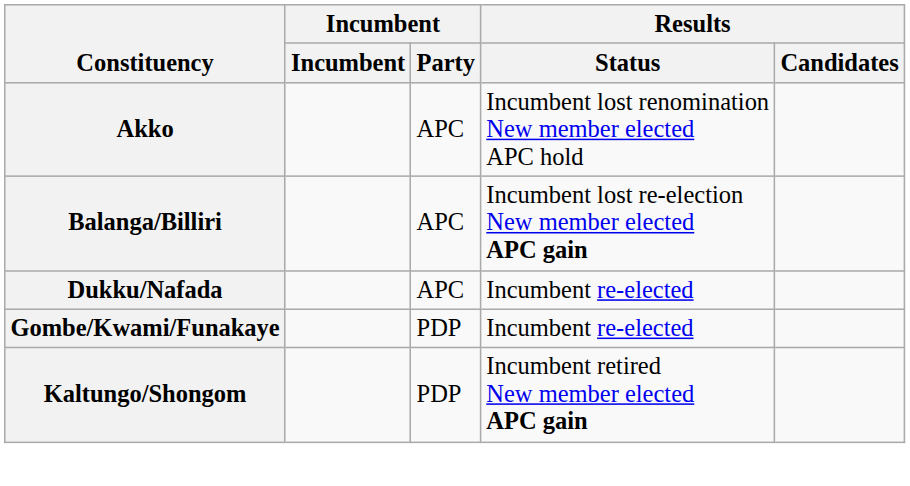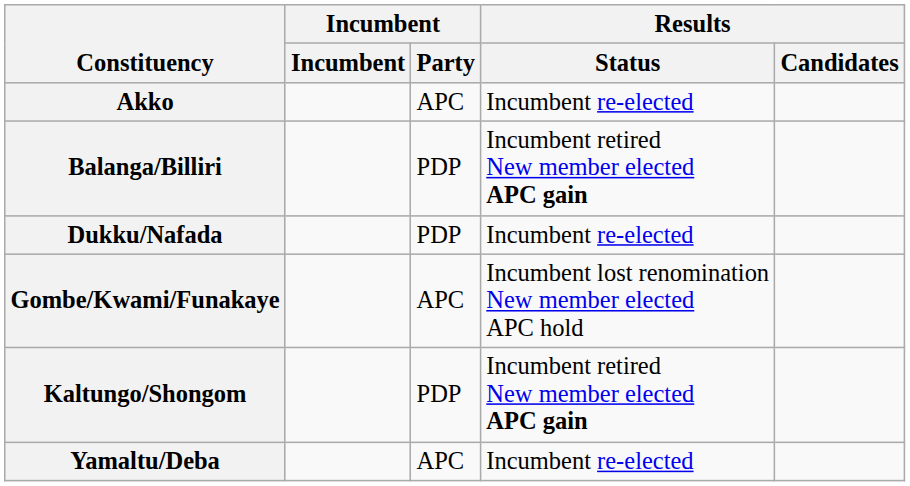(628, 129) Incumbent lost renomination New member elected APC hold -> (590, 101) Incumbent re-elected
(440, 223) APC -> (439, 167) PDP
(615, 223) Incumbent lost re-election New member elected APC gain -> (590, 167) Incumbent retired New member elected APC gain
(440, 289) APC -> (439, 234) PDP
(439, 328) PDP -> (440, 300) APC
(590, 328) Incumbent re-elected -> (628, 300) Incumbent lost renomination New member elected APC hold
+ row: (145, 460)
